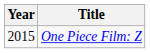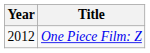(21, 36) 2015 -> (21, 36) 2012
